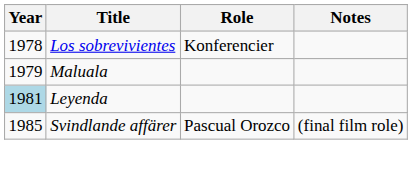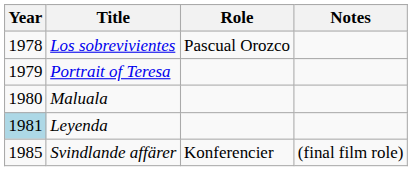(229, 44) Konferencier -> (237, 44) Pascual Orozco
+ row: (110, 71)
(25, 71) 1979 -> (25, 98) 1980
(237, 125) Pascual Orozco -> (229, 152) Konferencier
